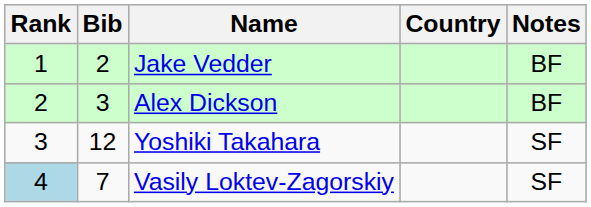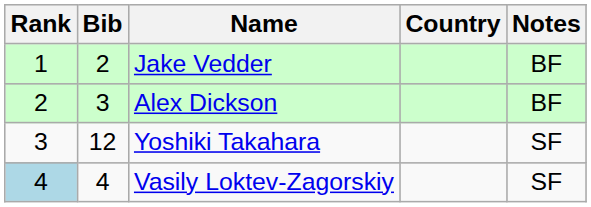(103, 181) 7 -> (103, 181) 4
